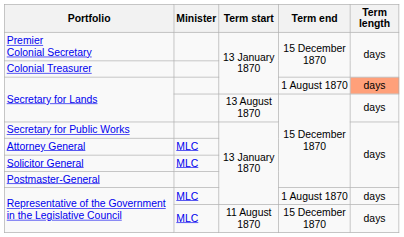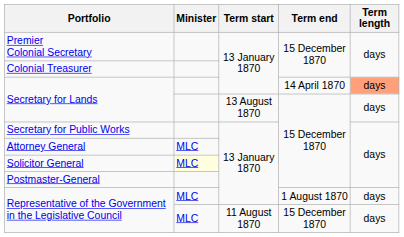(315, 85) 1 August 1870 -> (315, 85) 14 April 1870
(187, 163) no background -> (187, 163) lightyellow background
